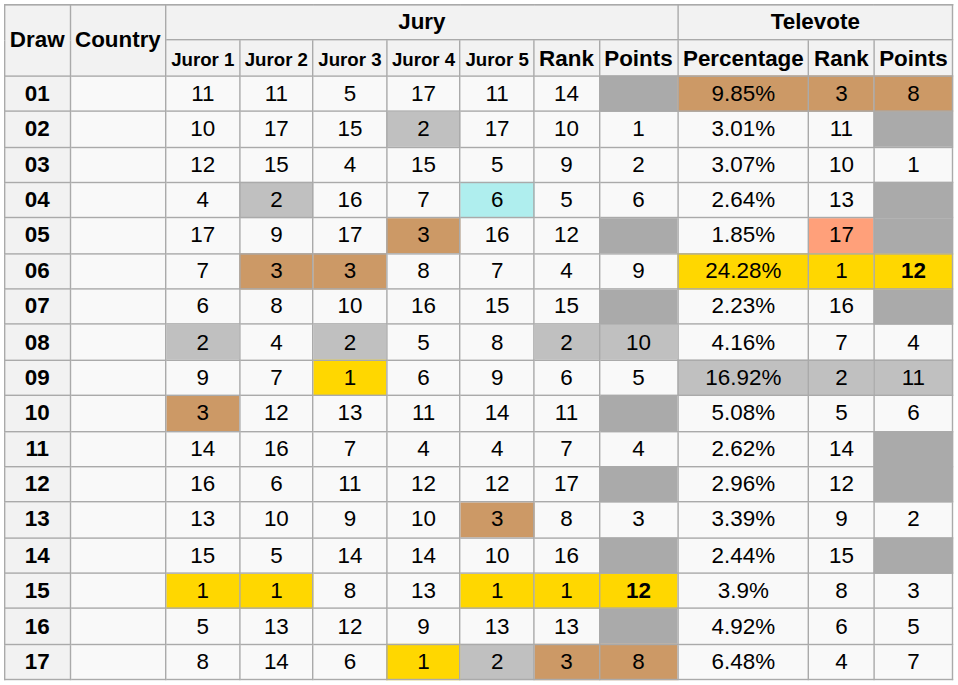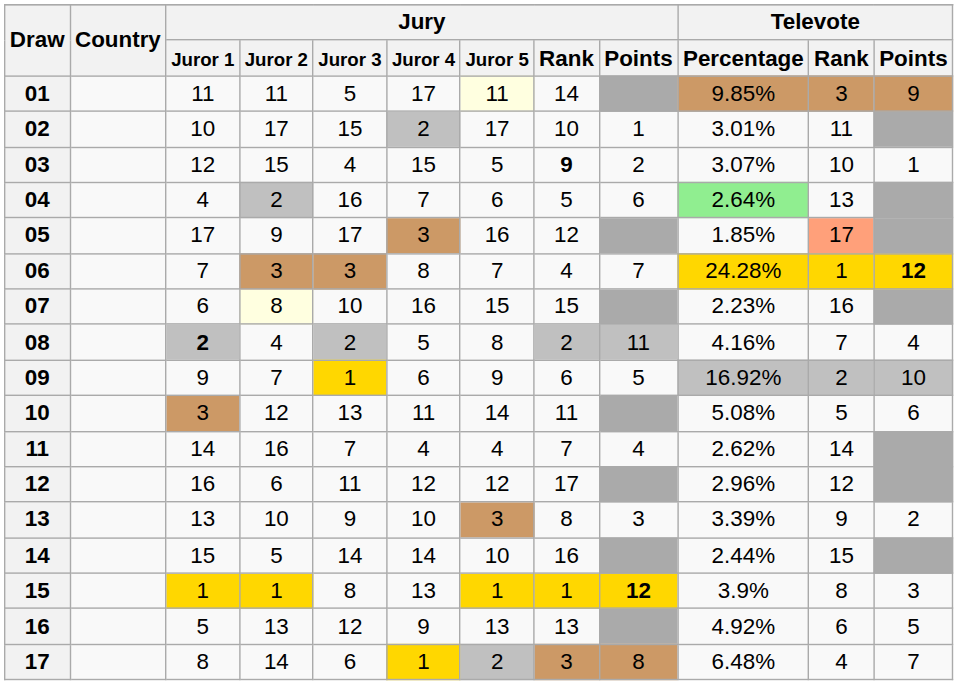(497, 93) no background -> (497, 93) lightyellow background
(913, 93) 8 -> (913, 93) 9
(566, 164) normal -> (566, 164) bold
(497, 199) paleturquoise background -> (497, 199) no background
(743, 199) no background -> (743, 199) lightgreen background
(638, 270) 9 -> (638, 270) 7
(276, 306) no background -> (276, 306) lightyellow background
(203, 341) normal -> (203, 341) bold
(638, 341) 10 -> (638, 341) 11
(913, 377) 11 -> (913, 377) 10
